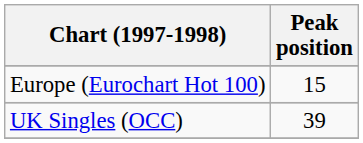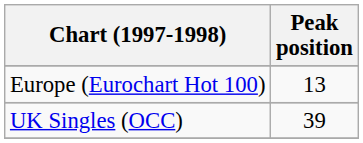(314, 84) 15 -> (314, 84) 13
